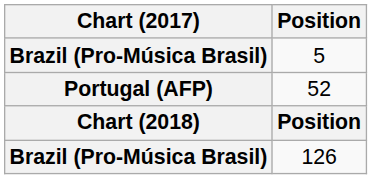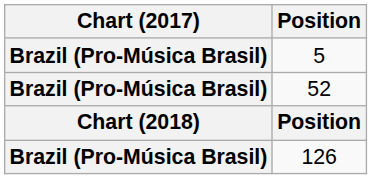(138, 88) Portugal (AFP) -> (138, 88) Brazil (Pro-Música Brasil)
